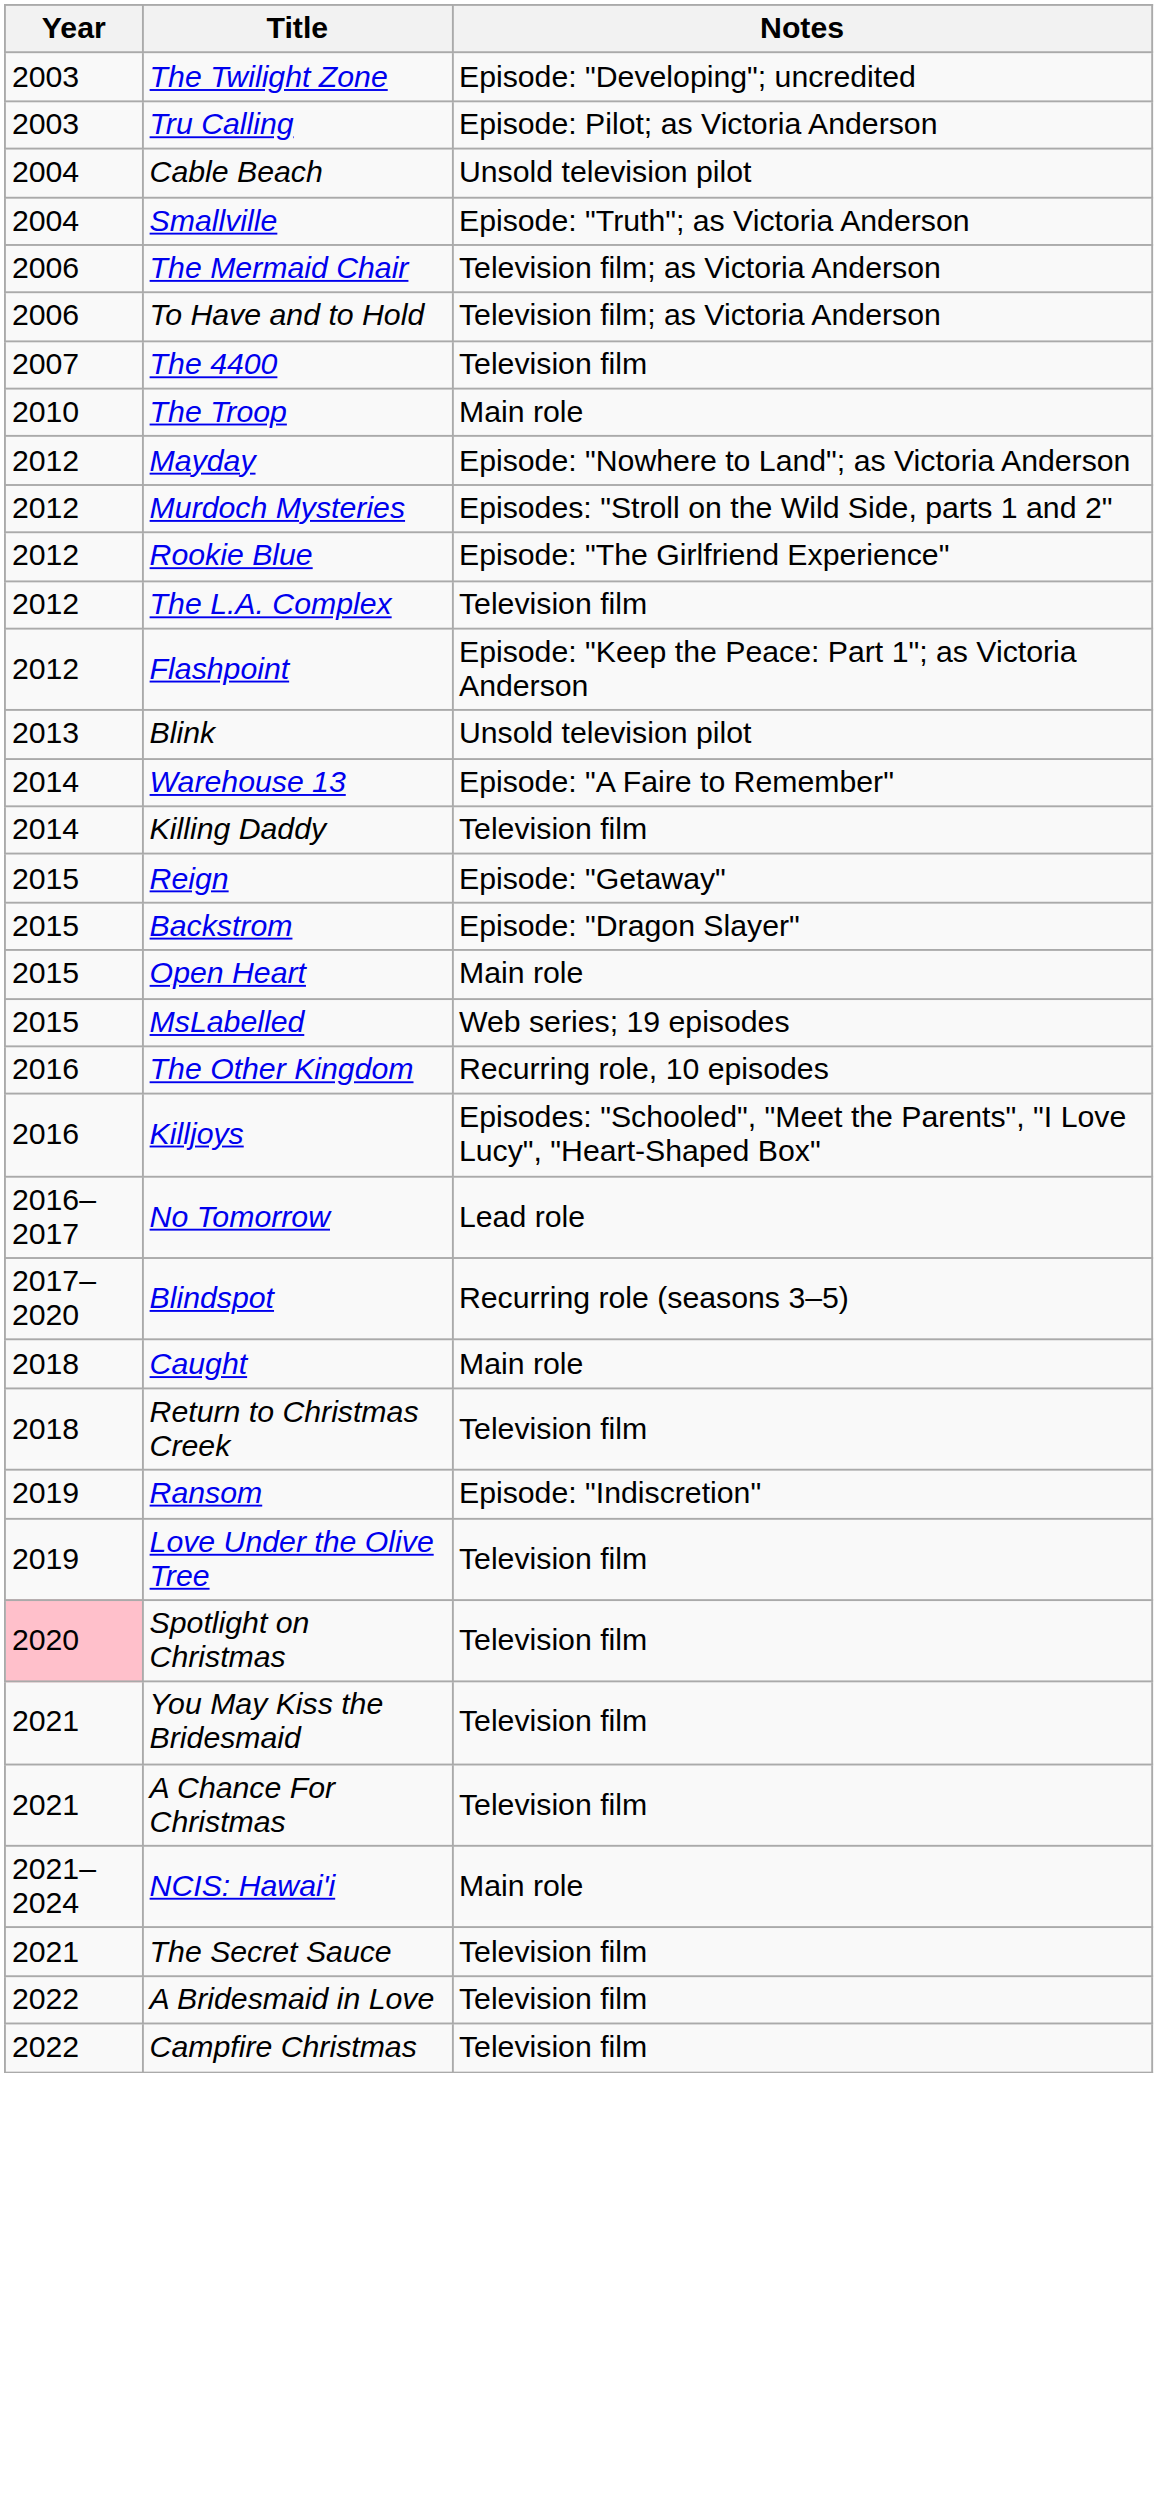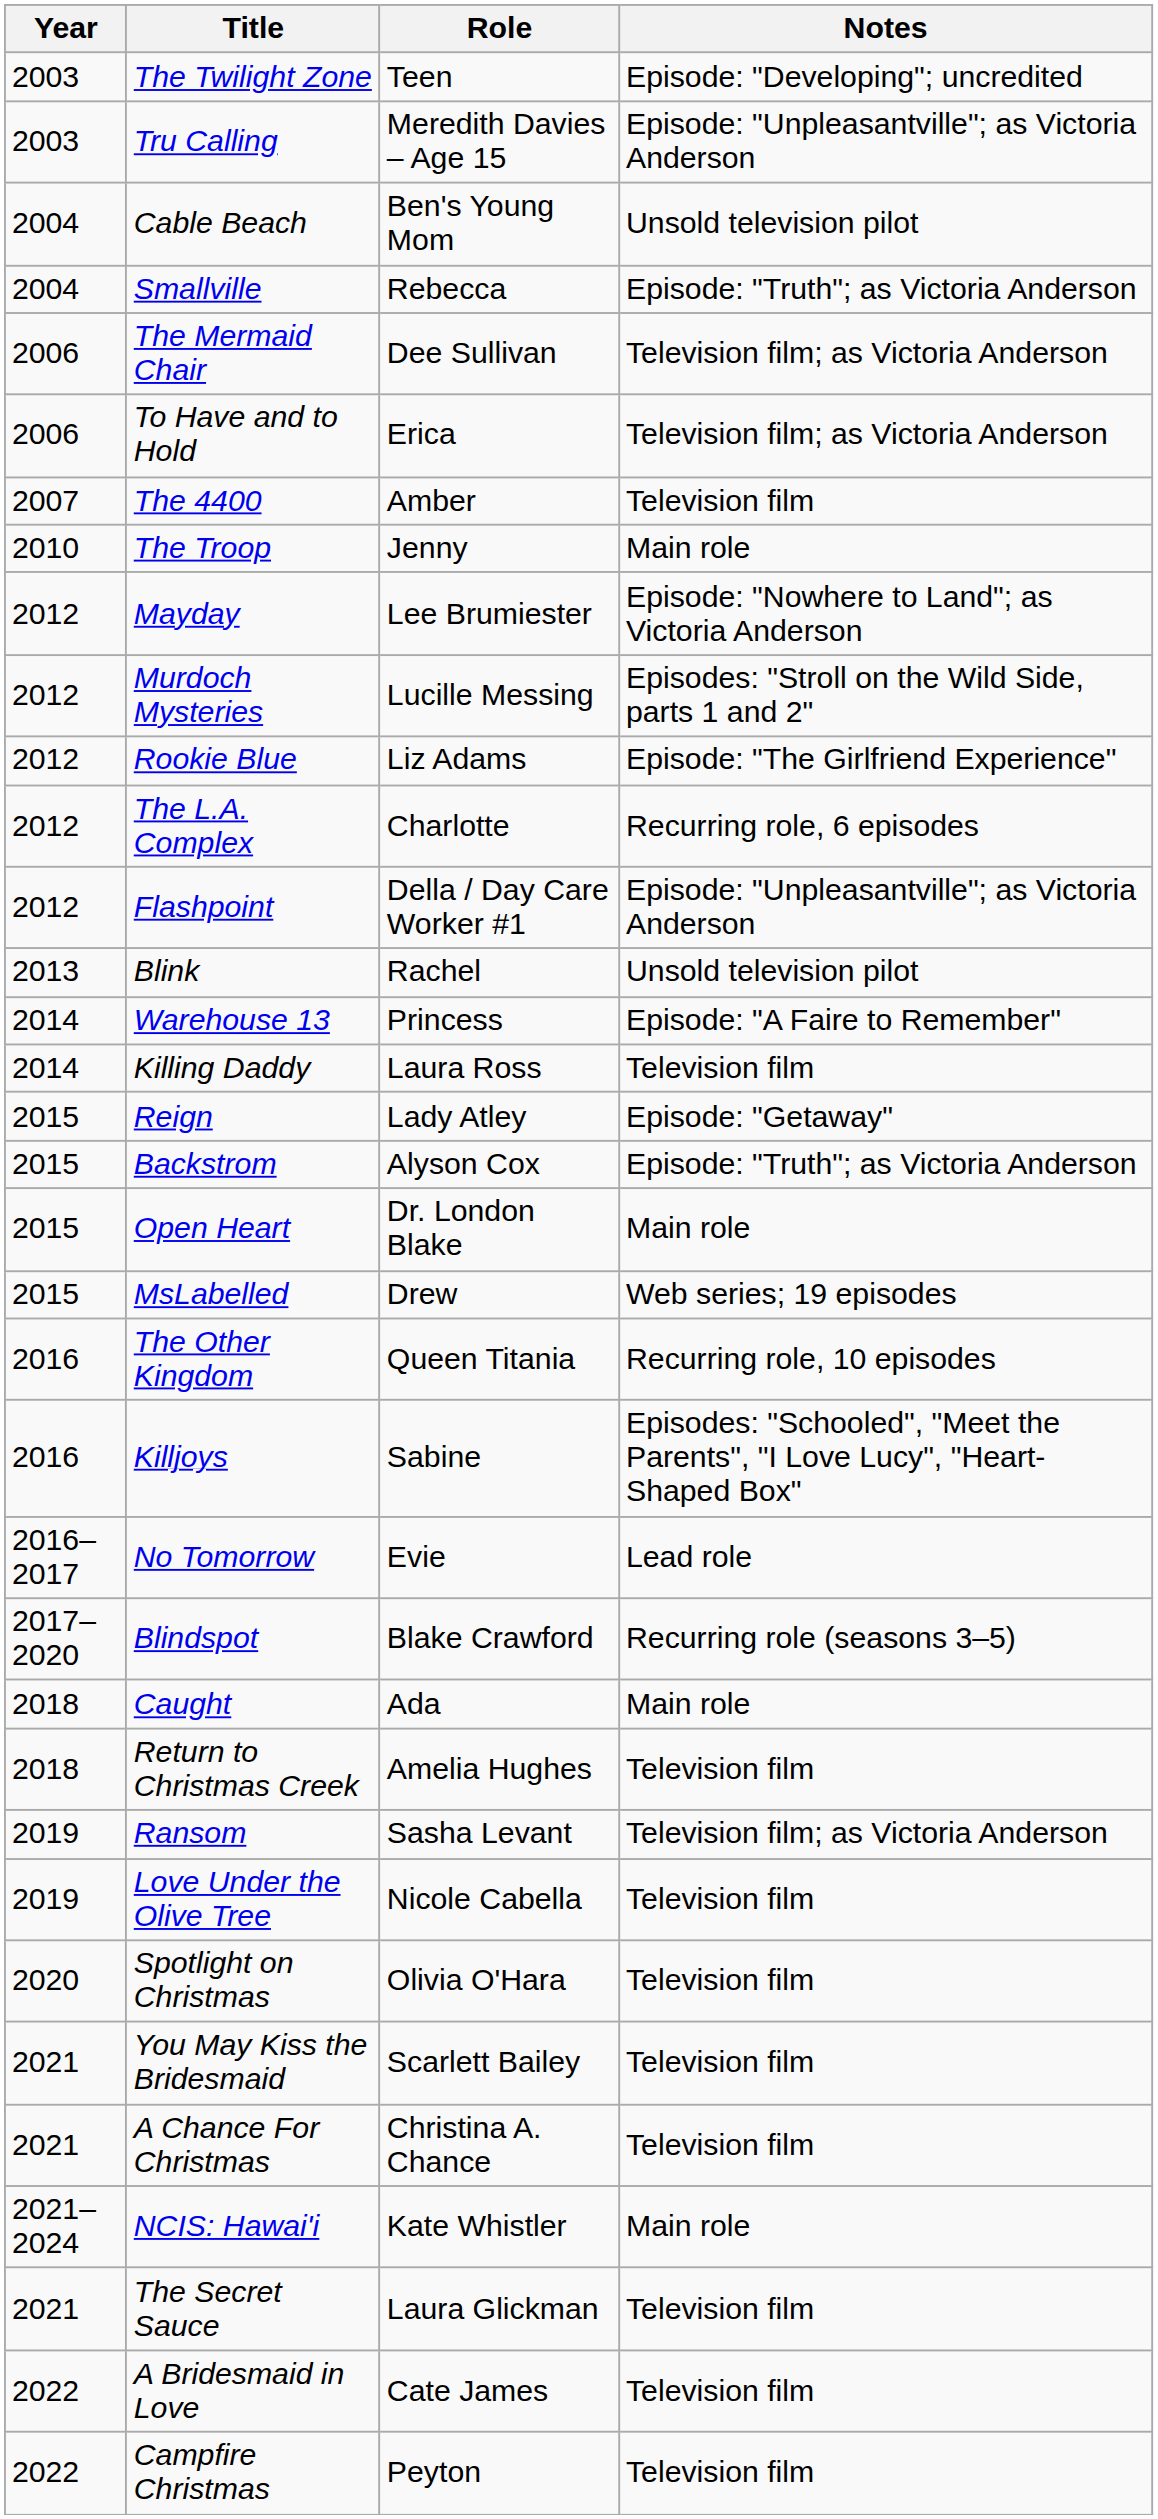+ column: (499, 28)
(698, 124) Episode: Pilot; as Victoria Anderson -> (881, 141) Episode: "Unpleasantville"; as Victoria Anderson
(553, 603) Television film -> (802, 825) Recurring role, 6 episodes
(768, 668) Episode: "Keep the Peace: Part 1"; as Victoria Anderson -> (881, 907) Episode: "Unpleasantville"; as Victoria Anderson
(629, 925) Episode: "Dragon Slayer" -> (881, 1163) Episode: "Truth"; as Victoria Anderson
(610, 1493) Episode: "Indiscretion" -> (867, 1833) Television film; as Victoria Anderson
(46, 1640) pink background -> (46, 1980) no background
